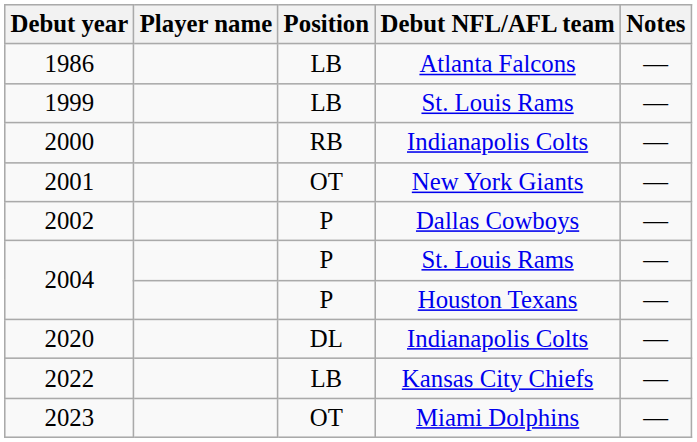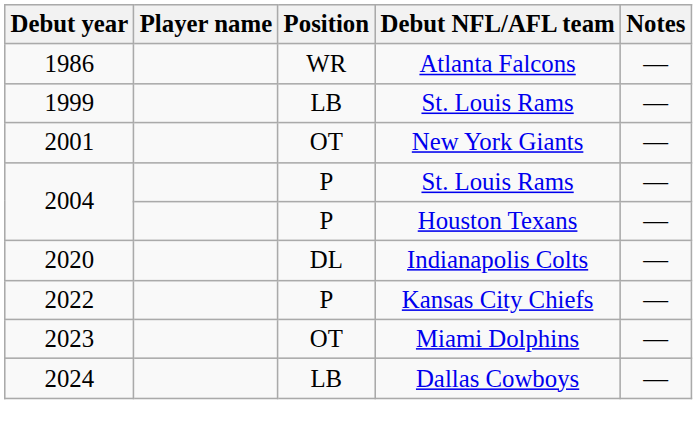(326, 63) LB -> (326, 63) WR
- row: (69, 142)
- row: (69, 220)
(326, 378) LB -> (326, 299) P
+ row: (69, 378)
